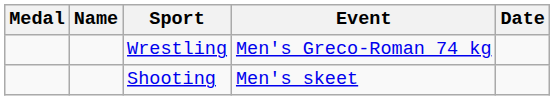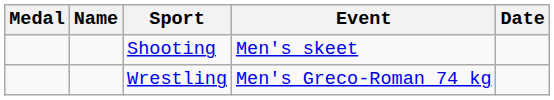rows swapped: (171, 80) <-> (177, 50)
